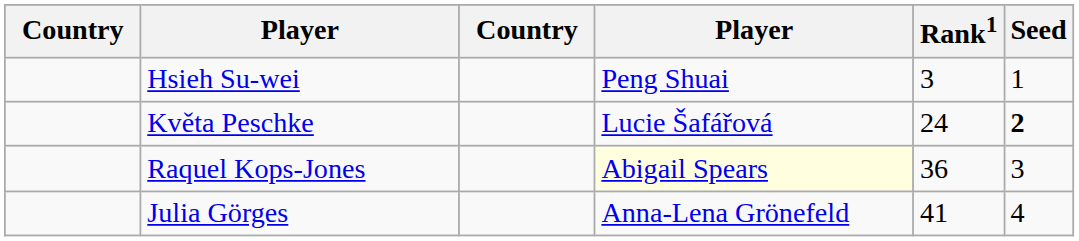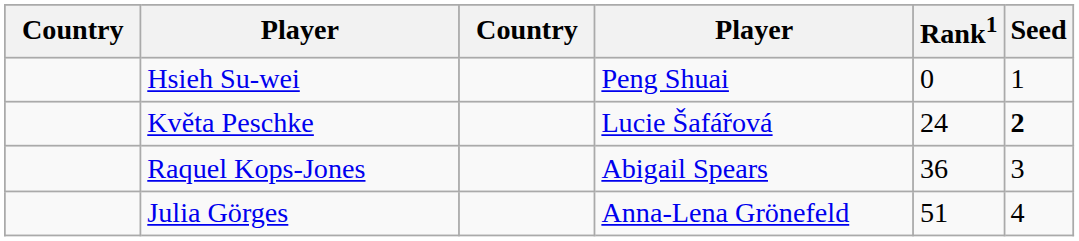(927, 79) 3 -> (927, 79) 0
(685, 168) lightyellow background -> (685, 168) no background
(934, 213) 41 -> (934, 213) 51
